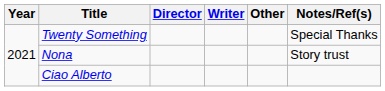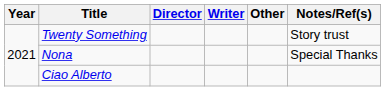(334, 34) Special Thanks -> (320, 34) Story trust
(320, 55) Story trust -> (334, 55) Special Thanks
